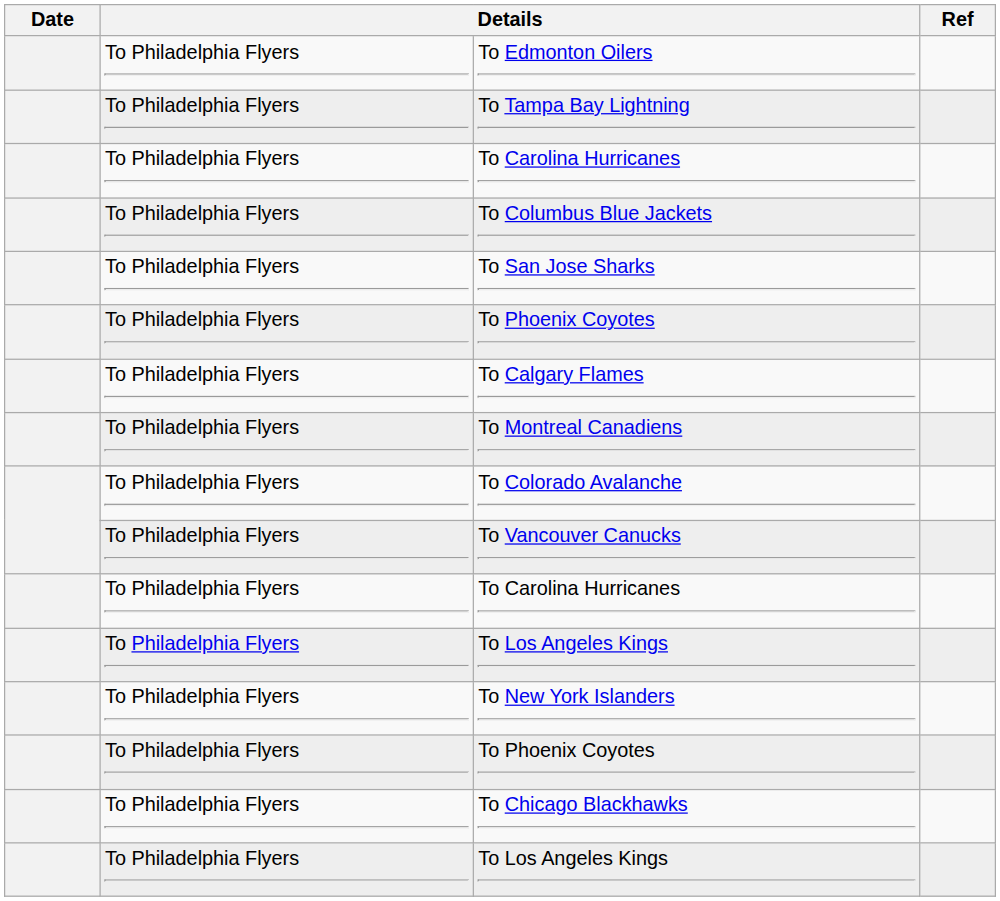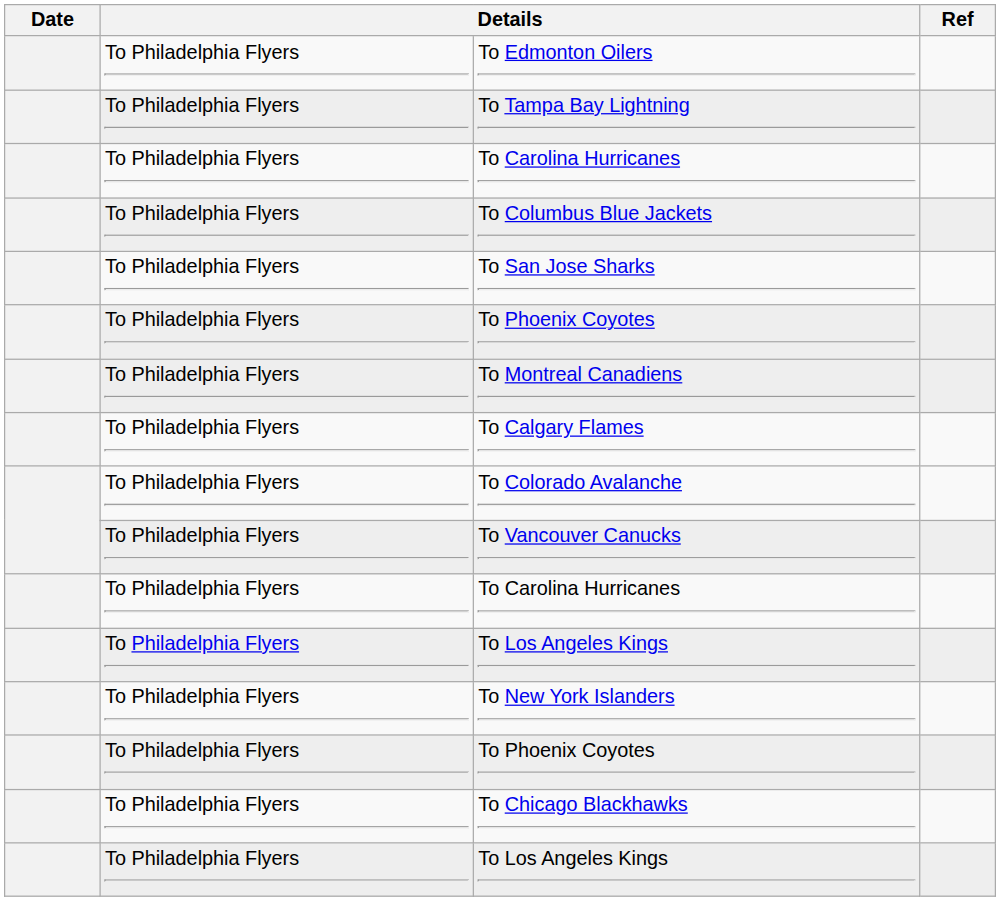rows swapped: (53, 386) <-> (53, 439)
